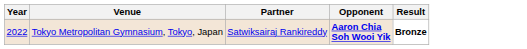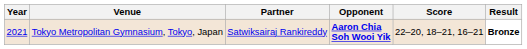+ column: (439, 12)
(17, 32) 2022 -> (17, 32) 2021
